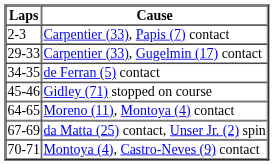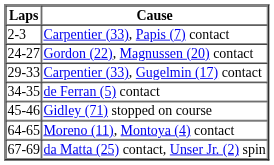+ row: (148, 53)
- row: (151, 149)
